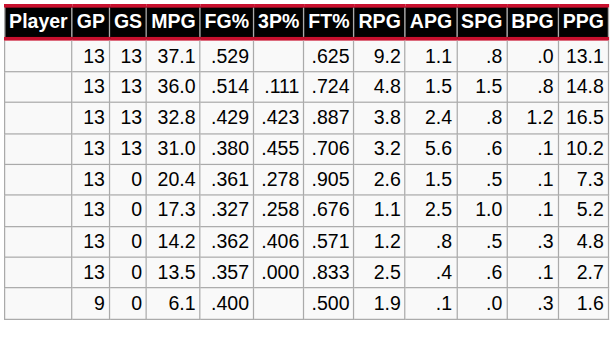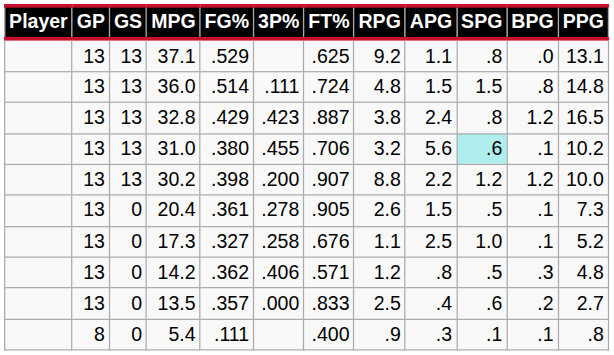(494, 148) no background -> (494, 148) paleturquoise background
+ row: (177, 179)
(546, 272) .1 -> (546, 303) .2
- row: (182, 303)
+ row: (182, 334)
